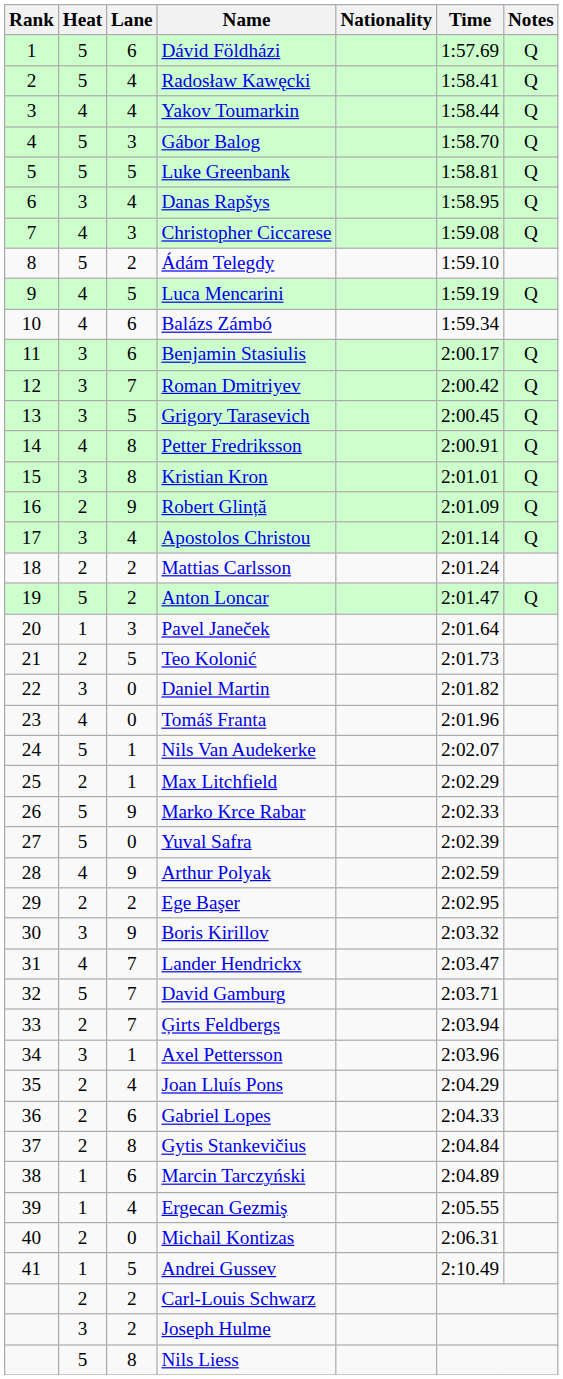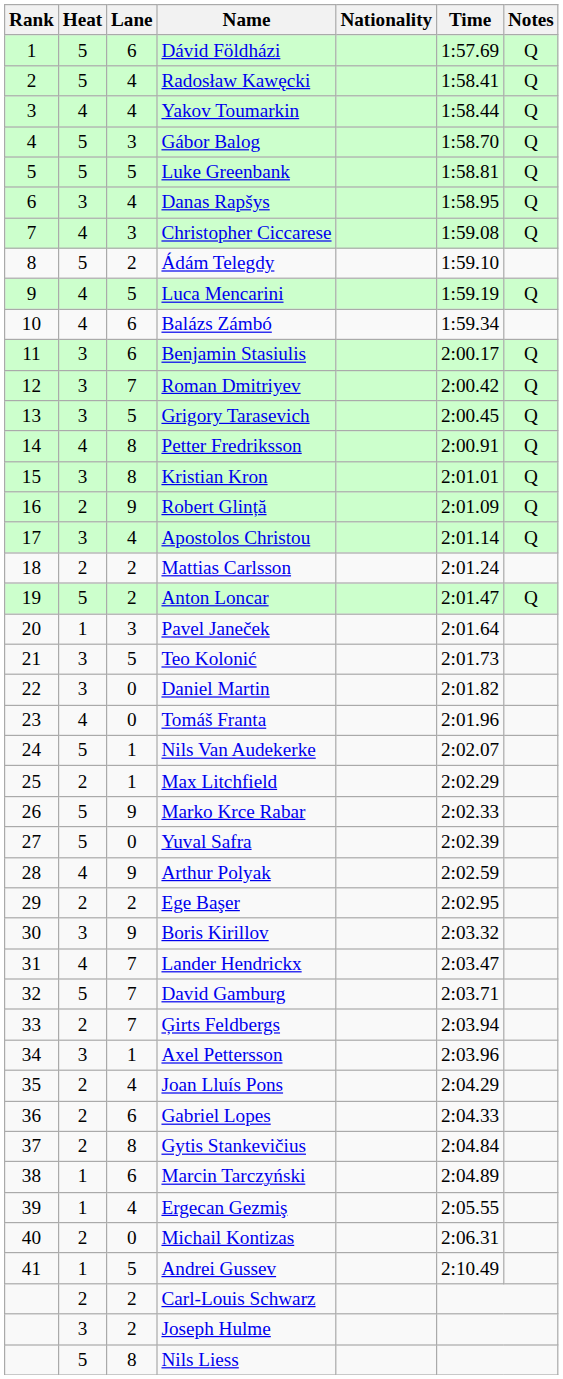(82, 659) 2 -> (82, 659) 3
